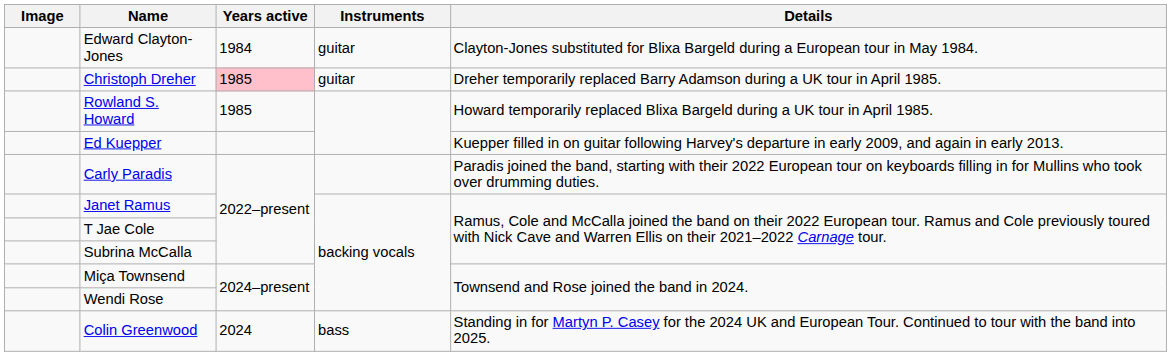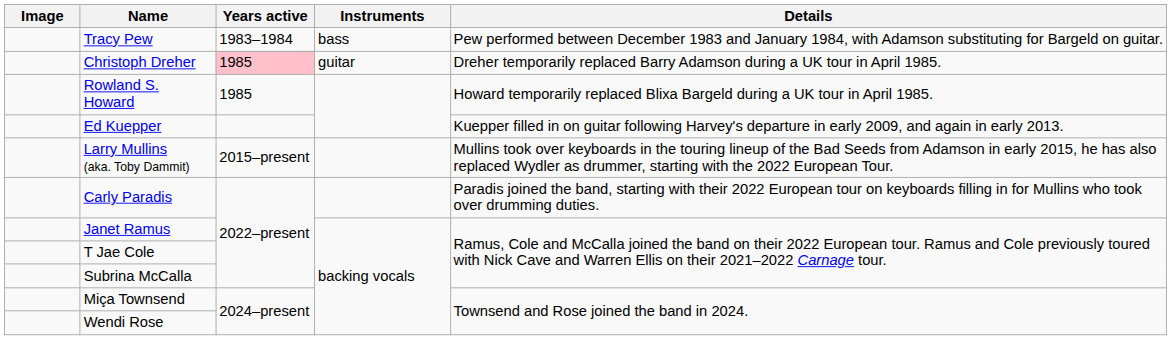+ row: (118, 39)
- row: (138, 47)
+ row: (137, 157)
- row: (141, 330)
